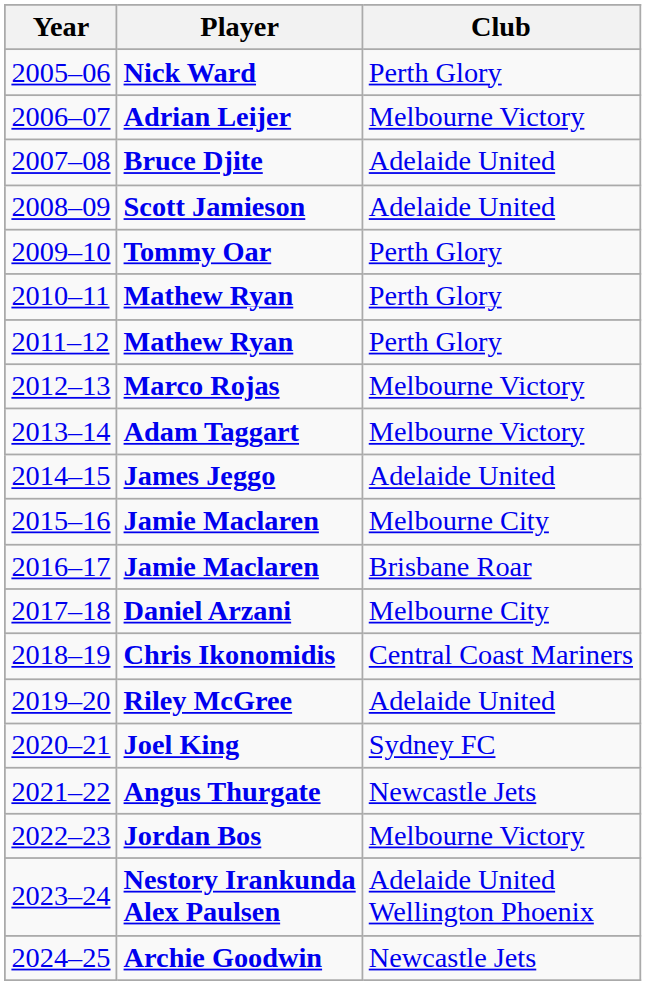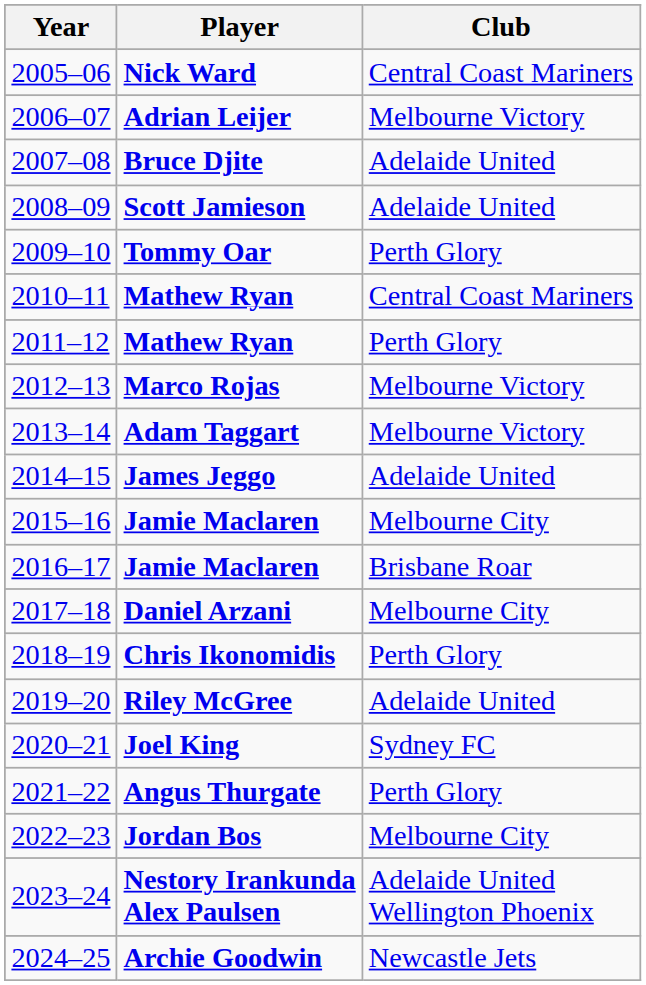(435, 71) Perth Glory -> (501, 71) Central Coast Mariners
(435, 296) Perth Glory -> (501, 296) Central Coast Mariners
(501, 655) Central Coast Mariners -> (435, 655) Perth Glory
(453, 790) Newcastle Jets -> (435, 790) Perth Glory
(477, 835) Melbourne Victory -> (459, 835) Melbourne City
